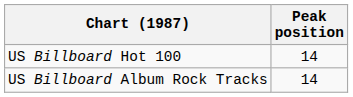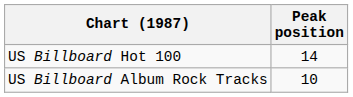(309, 80) 14 -> (309, 80) 10
